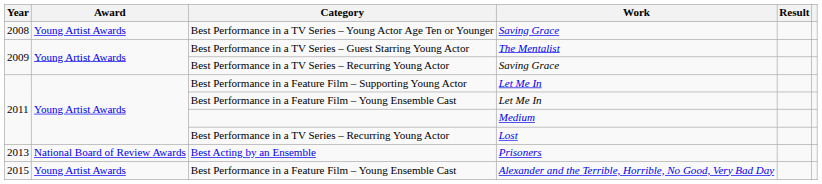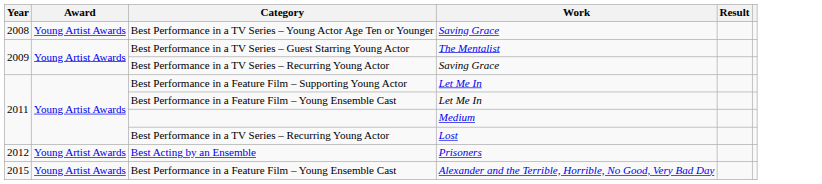(18, 153) 2013 -> (18, 153) 2012
(110, 153) National Board of Review Awards -> (80, 153) Young Artist Awards
